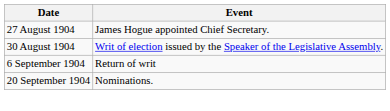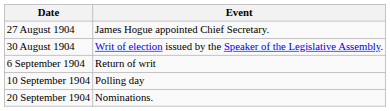+ row: (48, 81)
